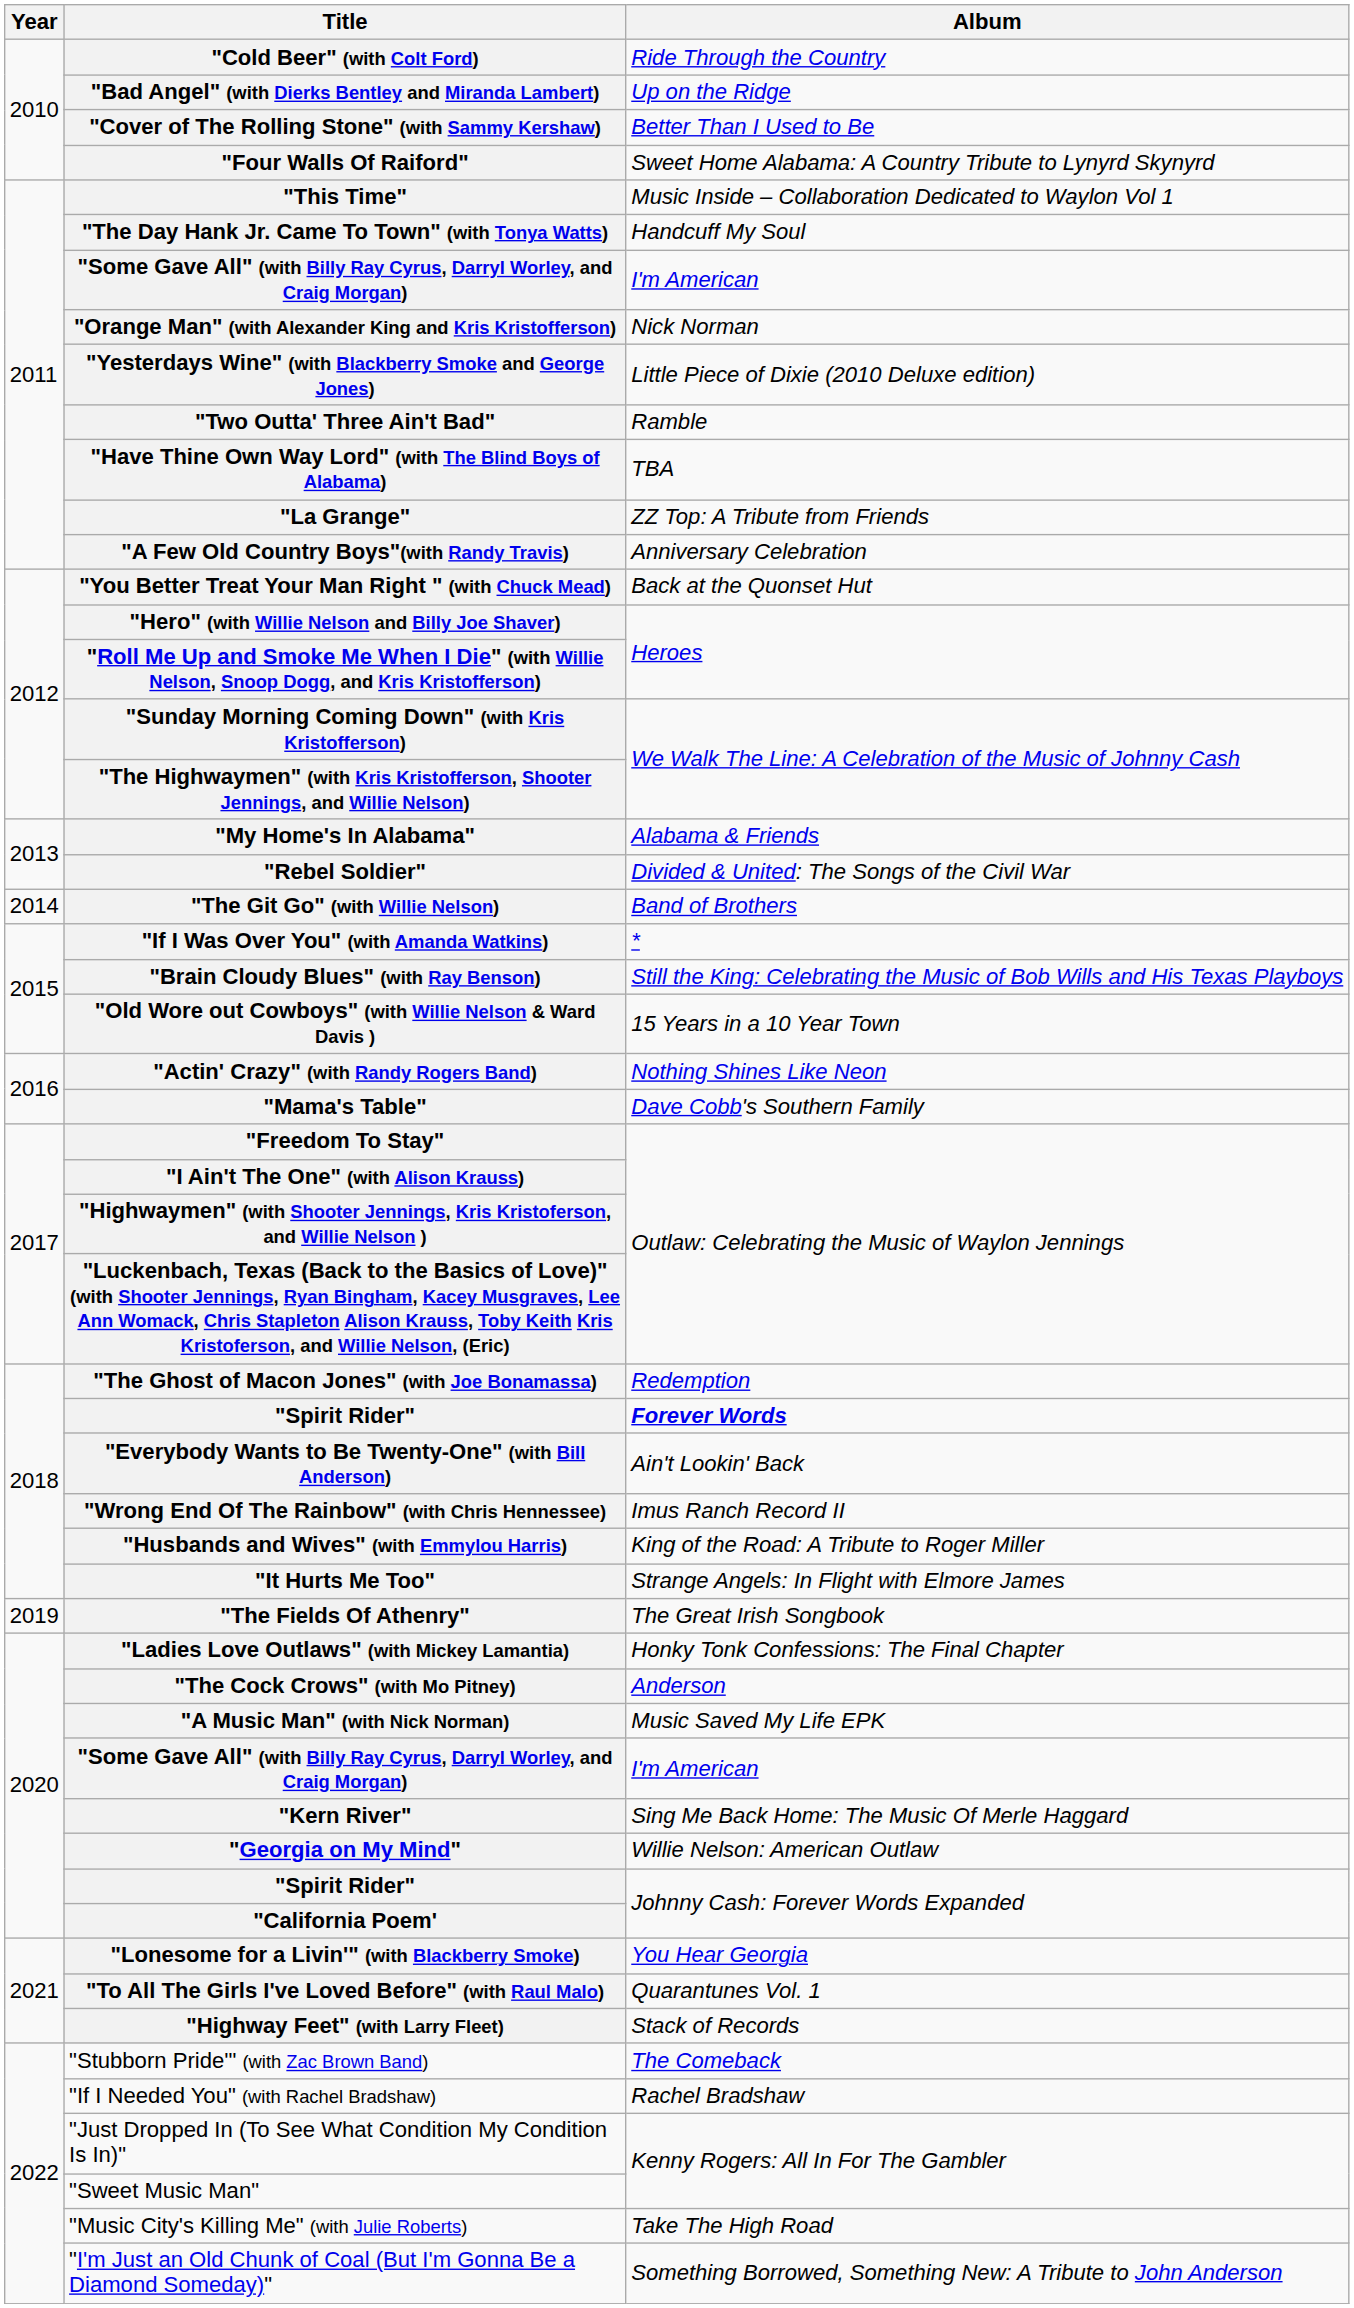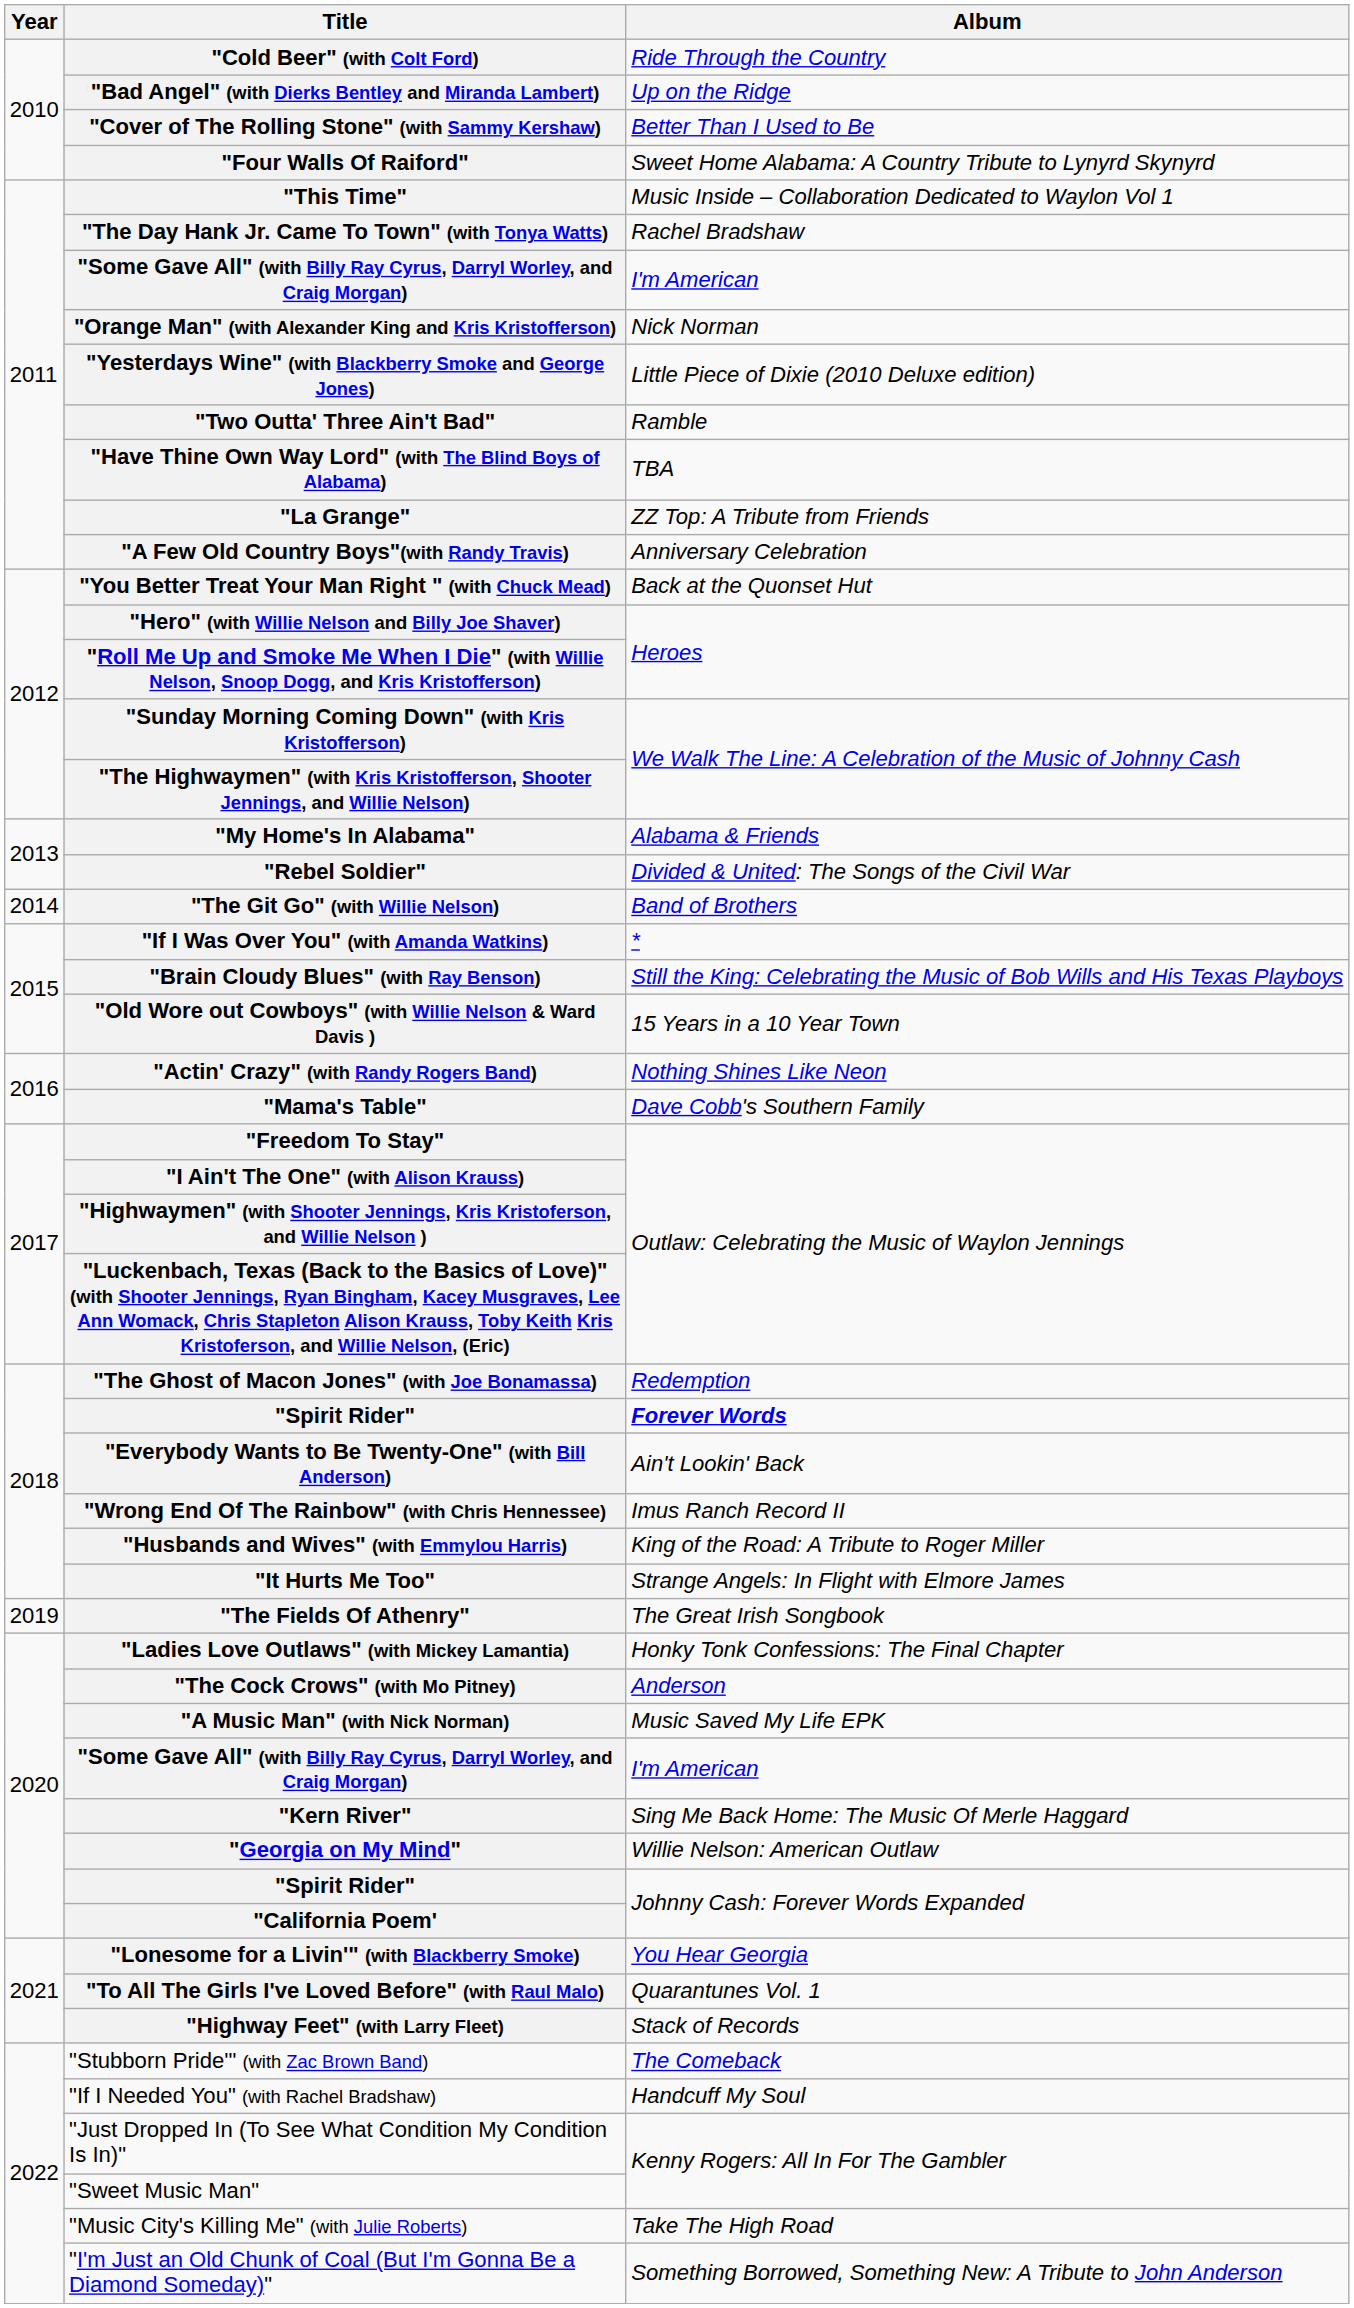(718, 232) Handcuff My Soul -> (718, 232) Rachel Bradshaw
(718, 2095) Rachel Bradshaw -> (718, 2095) Handcuff My Soul
